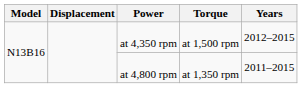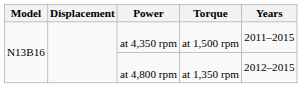(269, 37) 2012–2015 -> (269, 37) 2011–2015
(269, 67) 2011–2015 -> (269, 67) 2012–2015
